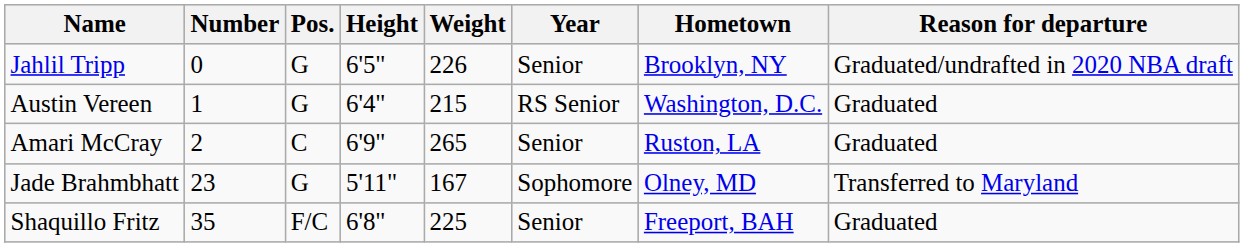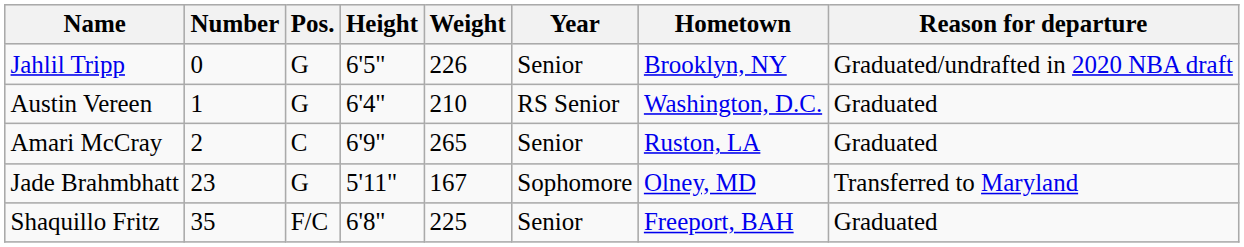(448, 103) 215 -> (448, 103) 210
